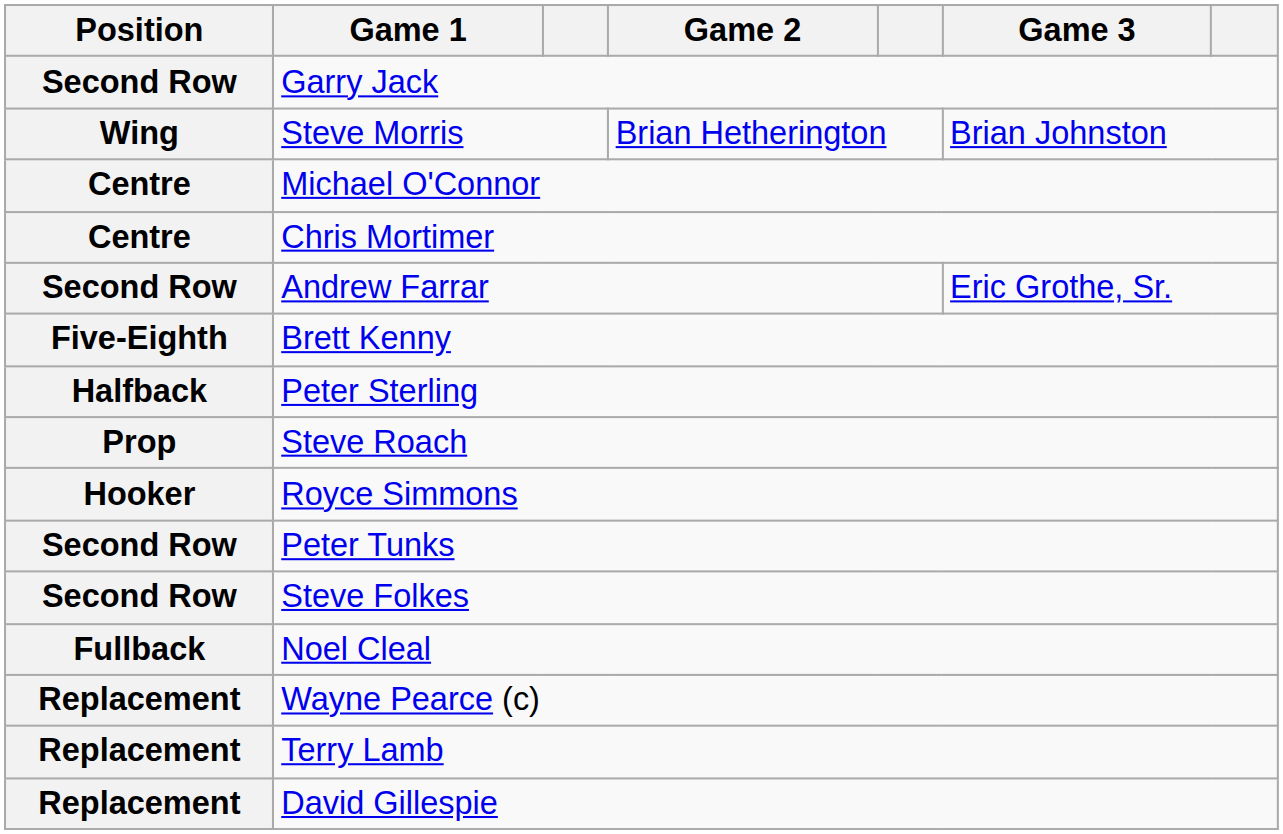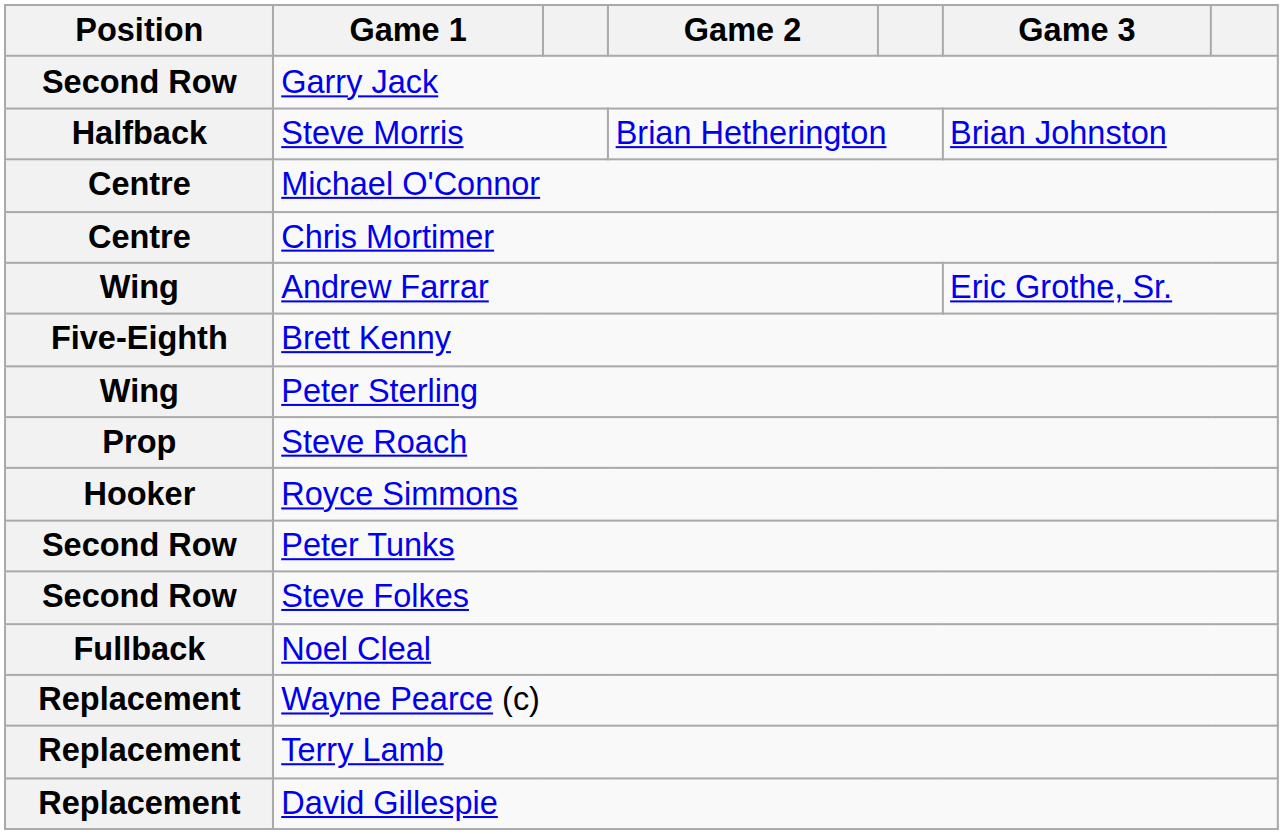(139, 133) Wing -> (139, 133) Halfback
(139, 287) Second Row -> (139, 287) Wing
(139, 390) Halfback -> (139, 390) Wing
